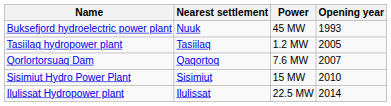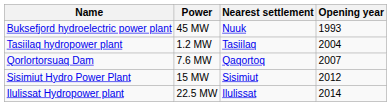columns swapped: (222, 12) <-> (293, 12)
(330, 45) 2005 -> (330, 45) 2004
(330, 77) 2010 -> (330, 77) 2012
